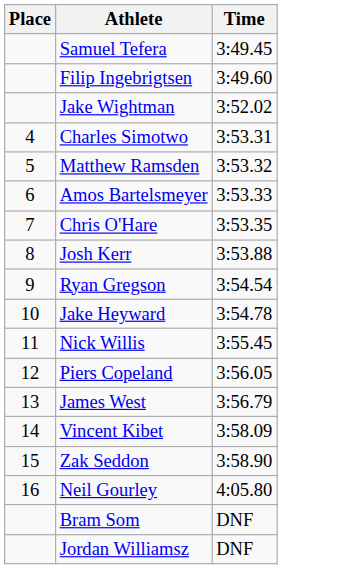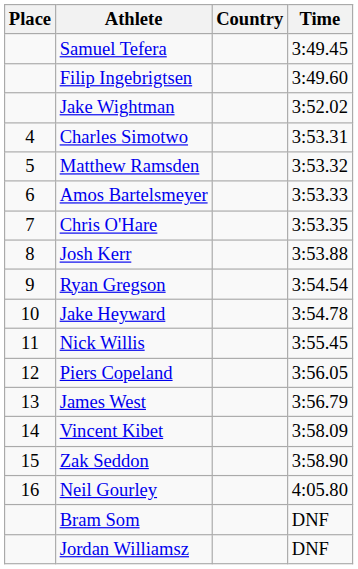+ column: (250, 19)
